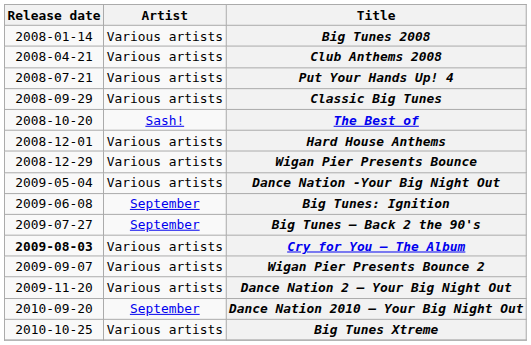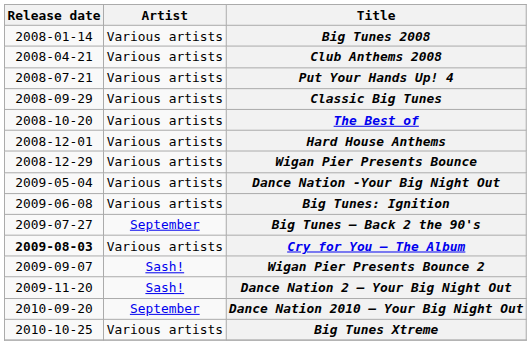(165, 120) Sash! -> (165, 120) Various artists
(165, 204) September -> (165, 204) Various artists
(165, 267) Various artists -> (165, 267) Sash!
(165, 288) Various artists -> (165, 288) Sash!
